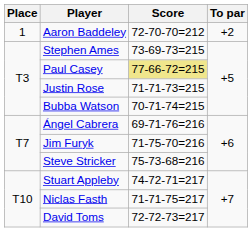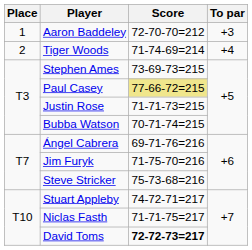(227, 32) +2 -> (227, 32) +3
+ row: (76, 50)
(168, 217) normal -> (168, 236) bold
